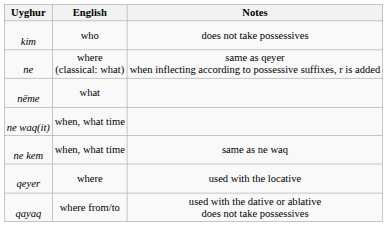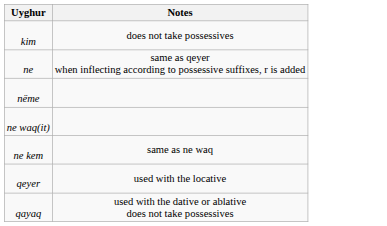- column: (90, 12)
